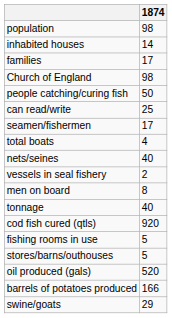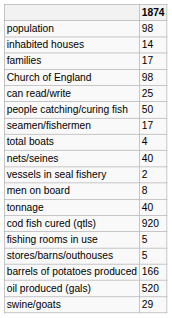rows swapped: (39, 110) <-> (67, 93)
rows swapped: (49, 272) <-> (72, 288)
